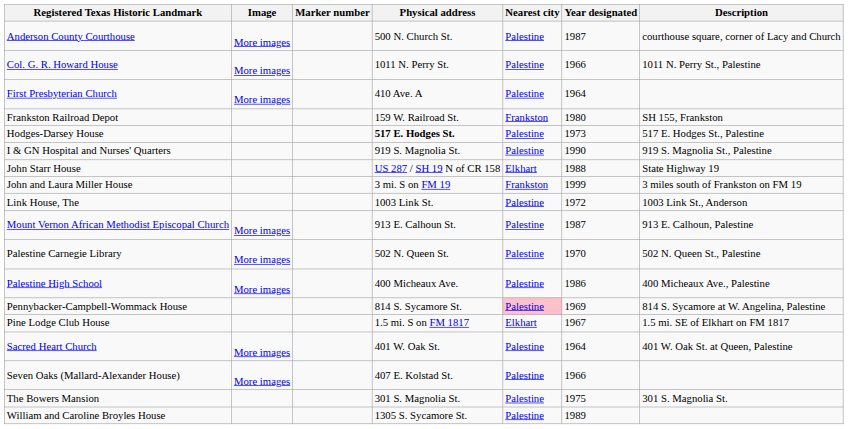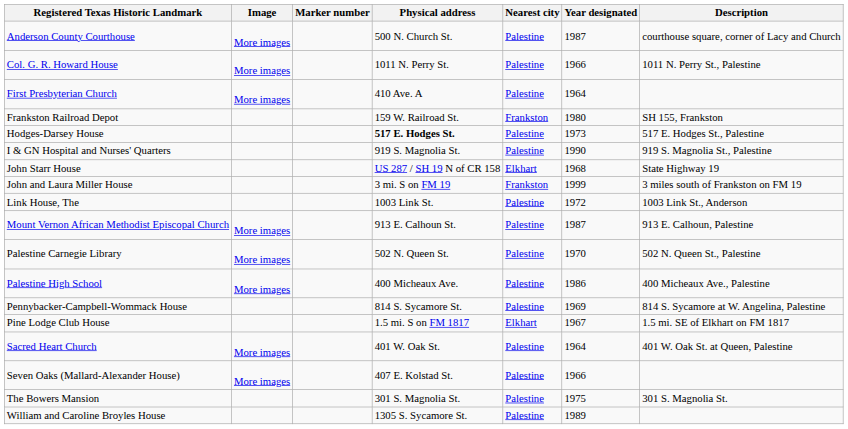(575, 168) 1988 -> (575, 168) 1968
(525, 306) pink background -> (525, 306) no background
